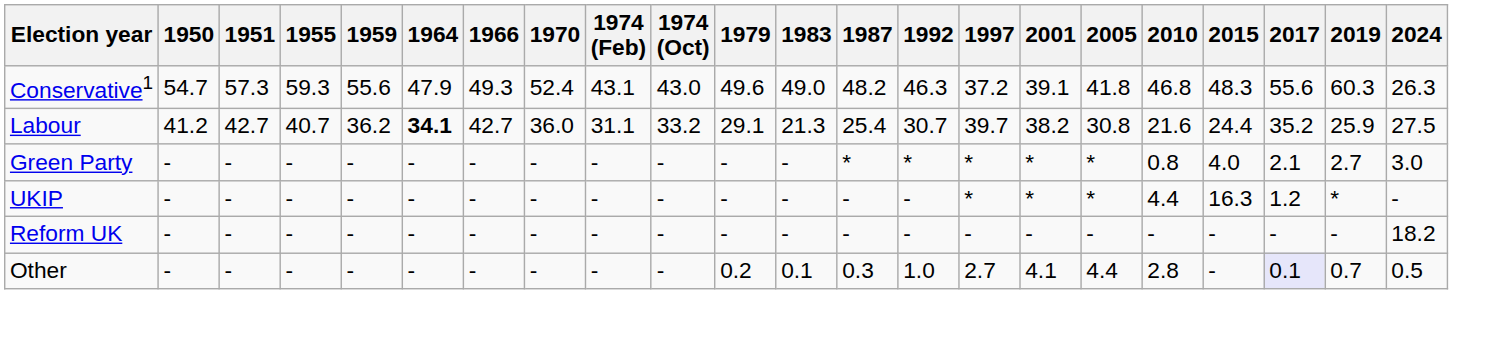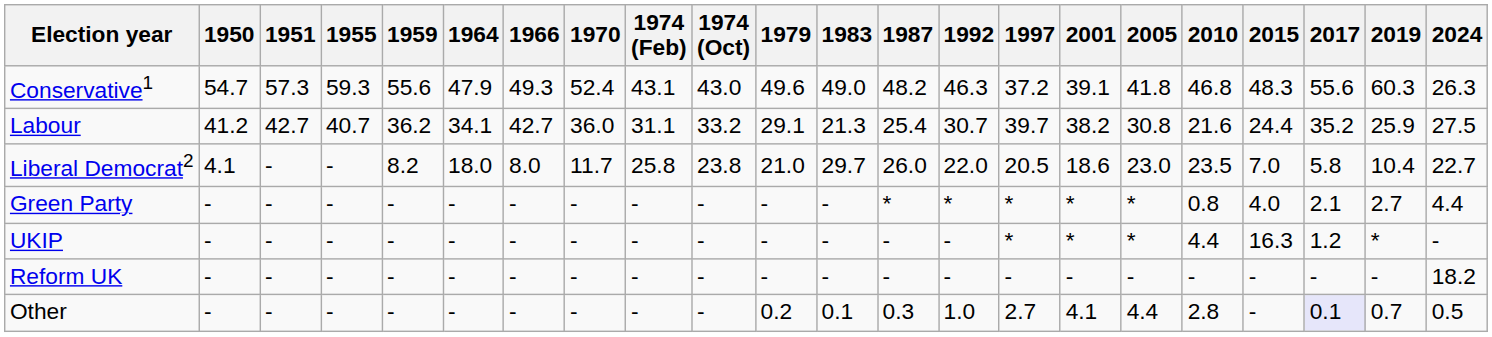(430, 126) bold -> (470, 126) normal
+ row: (102, 165)
(1407, 162) 3.0 -> (1448, 204) 4.4
